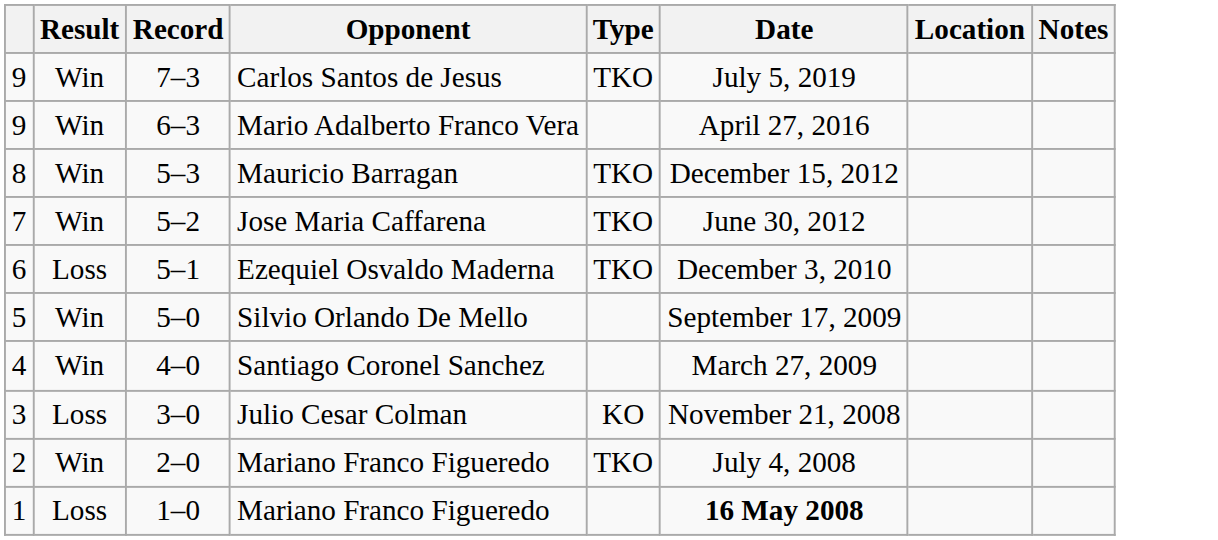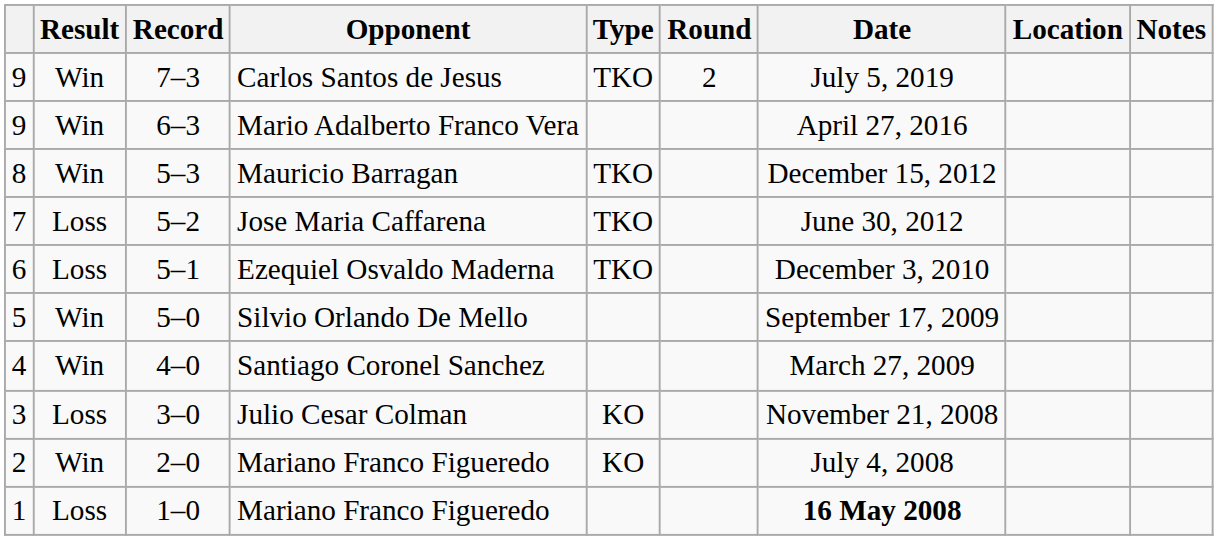+ column: (709, 28)
(80, 221) Win -> (80, 221) Loss
(623, 461) TKO -> (623, 461) KO
